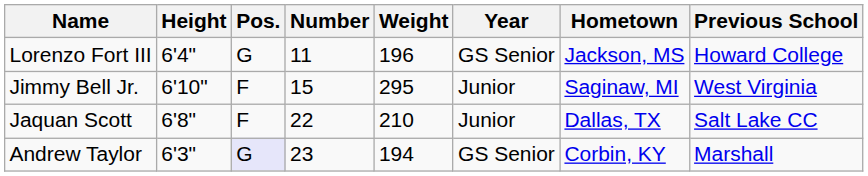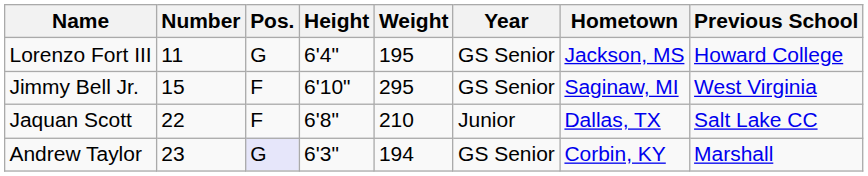columns swapped: (330, 21) <-> (194, 21)
(396, 54) 196 -> (396, 54) 195
(487, 87) Junior -> (506, 87) GS Senior
